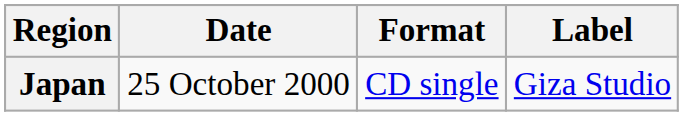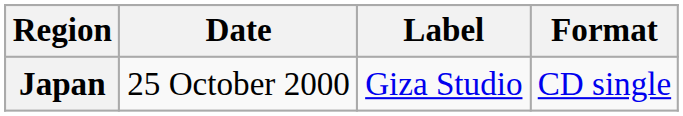columns swapped: (432, 30) <-> (592, 30)
